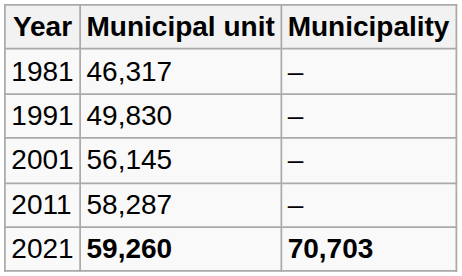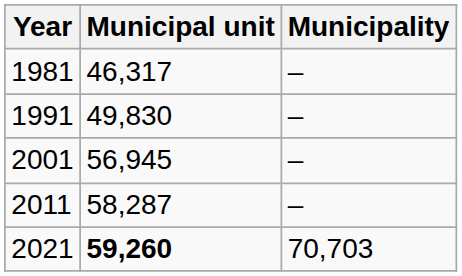(129, 159) 56,145 -> (129, 159) 56,945
(330, 248) bold -> (330, 248) normal
